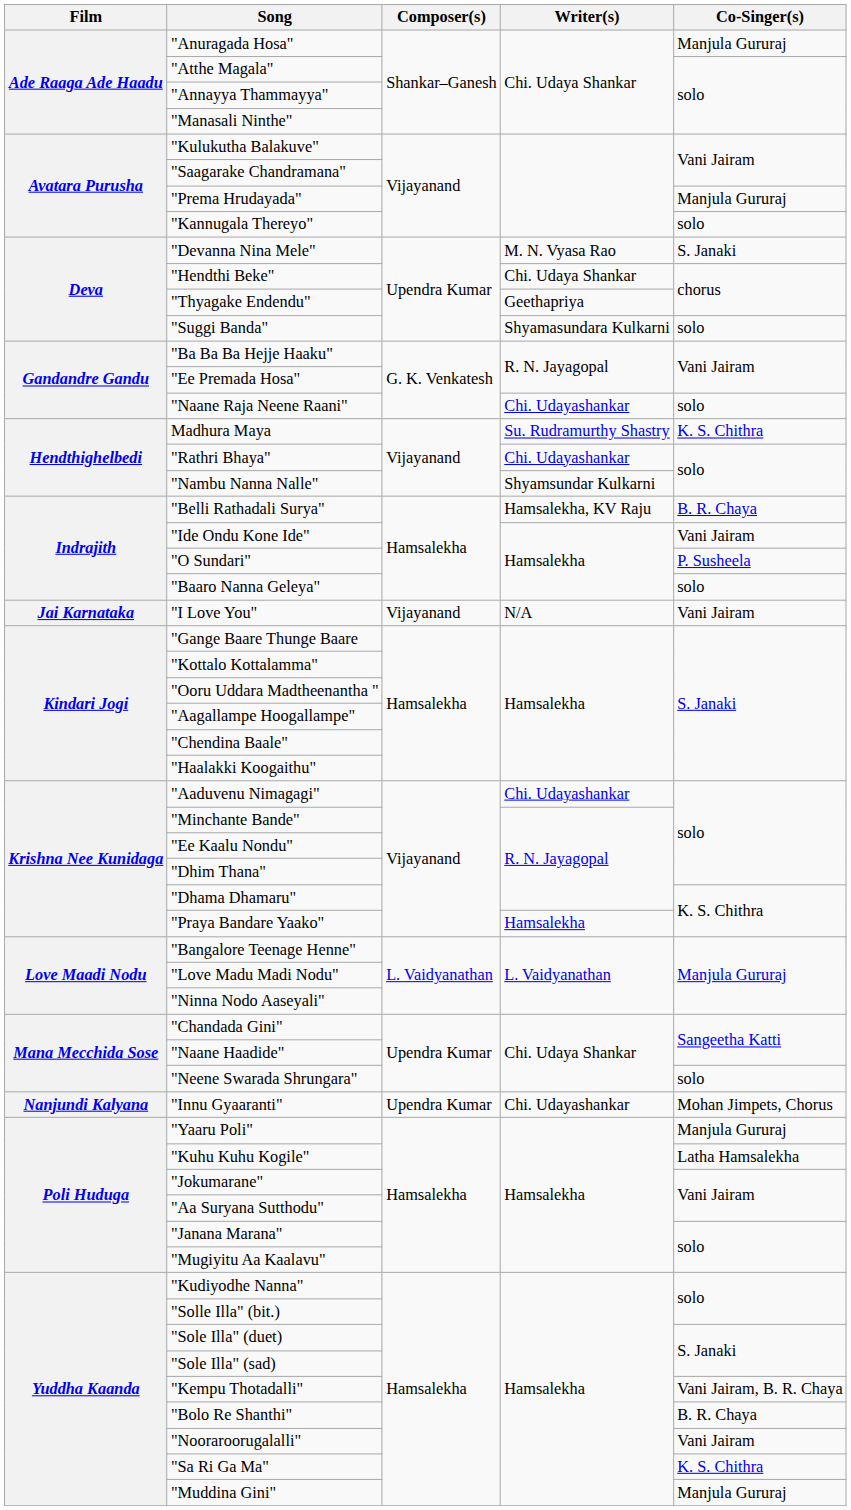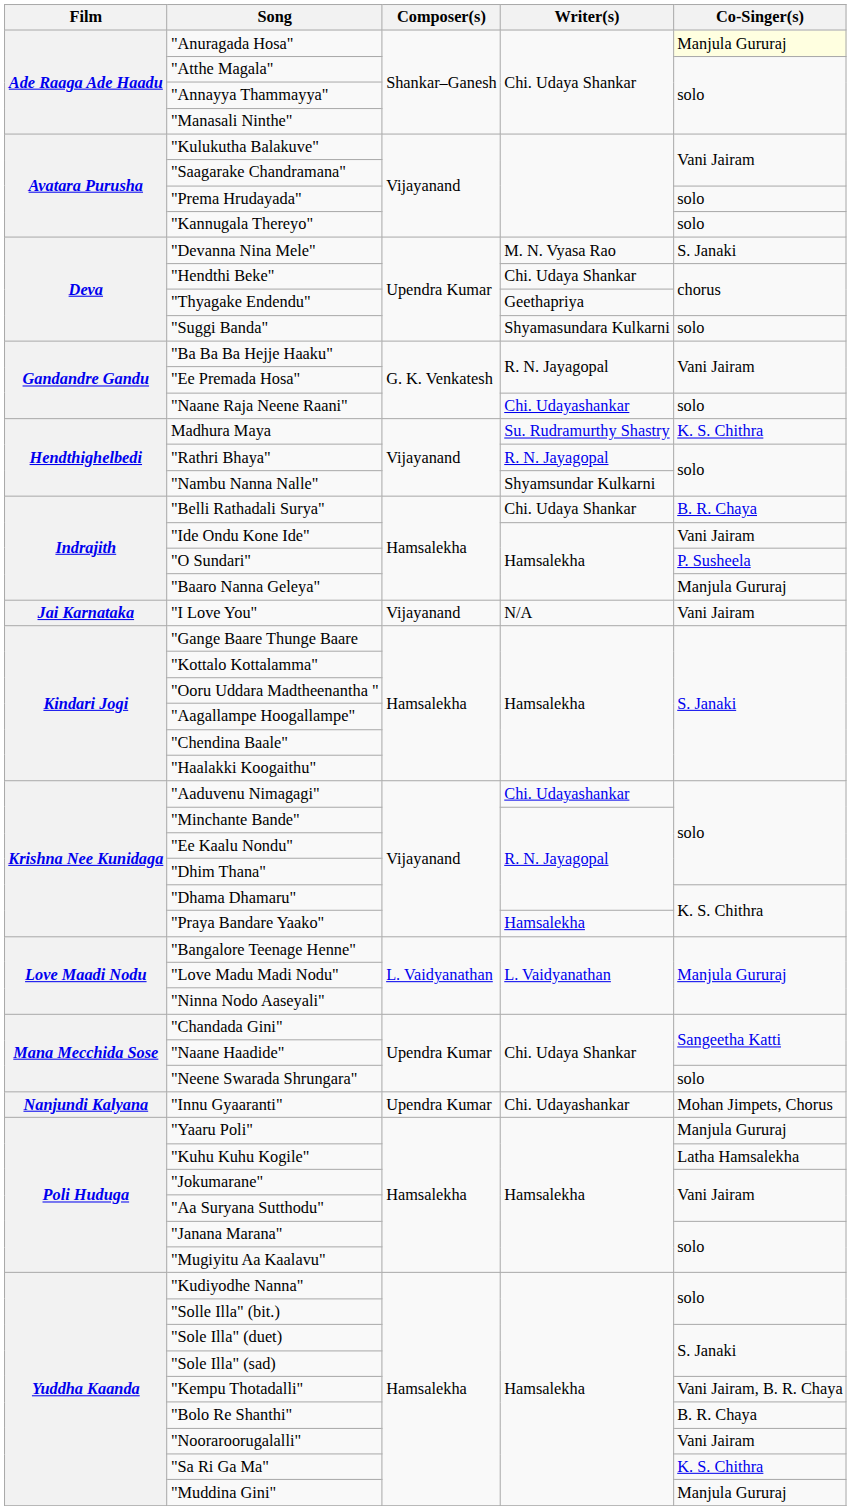(732, 43) no background -> (732, 43) lightyellow background
(732, 198) Manjula Gururaj -> (691, 198) solo
(567, 457) Chi. Udayashankar -> (556, 457) R. N. Jayagopal
(578, 509) Hamsalekha, KV Raju -> (570, 509) Chi. Udaya Shankar
(691, 586) solo -> (732, 586) Manjula Gururaj
